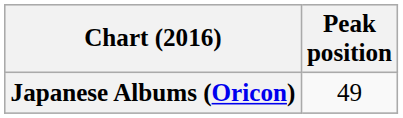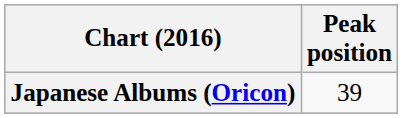(349, 92) 49 -> (349, 92) 39
